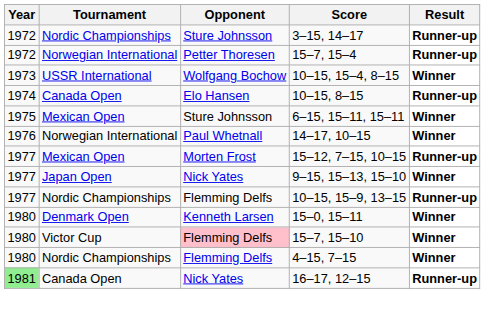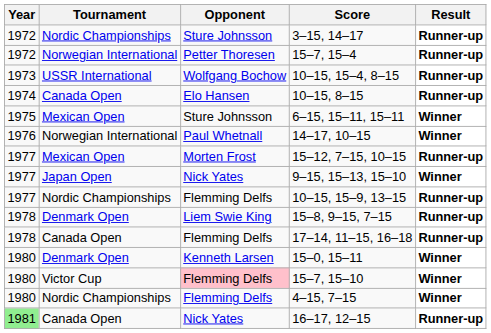(434, 76) Winner -> (451, 76) Runner-up
+ row: (342, 217)
+ row: (352, 238)
